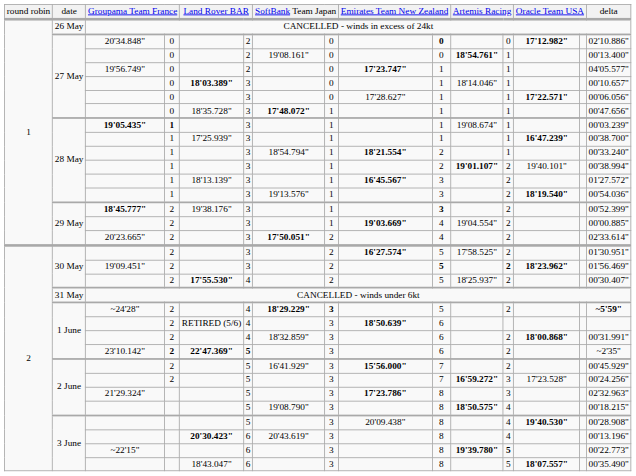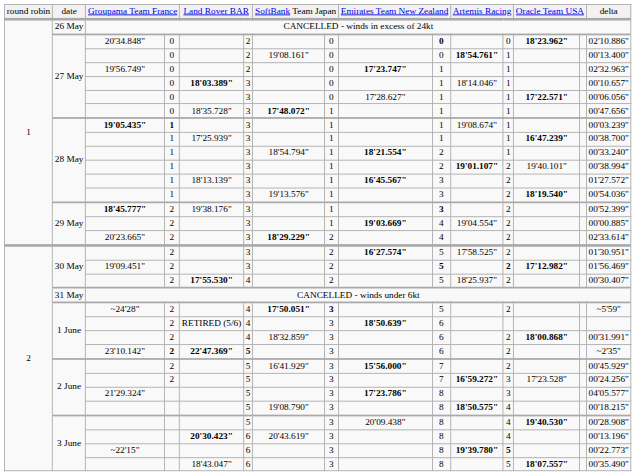(547, 41) 17'12.982" -> (547, 41) 18'23.962"
(609, 68) 04'05.577" -> (609, 68) 02'32.963"
(289, 236) 17'50.051" -> (289, 236) 18'29.229"
(547, 266) 18'23.962" -> (547, 266) 17'12.982"
(289, 309) 18'29.229" -> (289, 309) 17'50.051"
(609, 309) bold -> (609, 309) normal
(609, 393) 02'32.963" -> (609, 393) 04'05.577"
